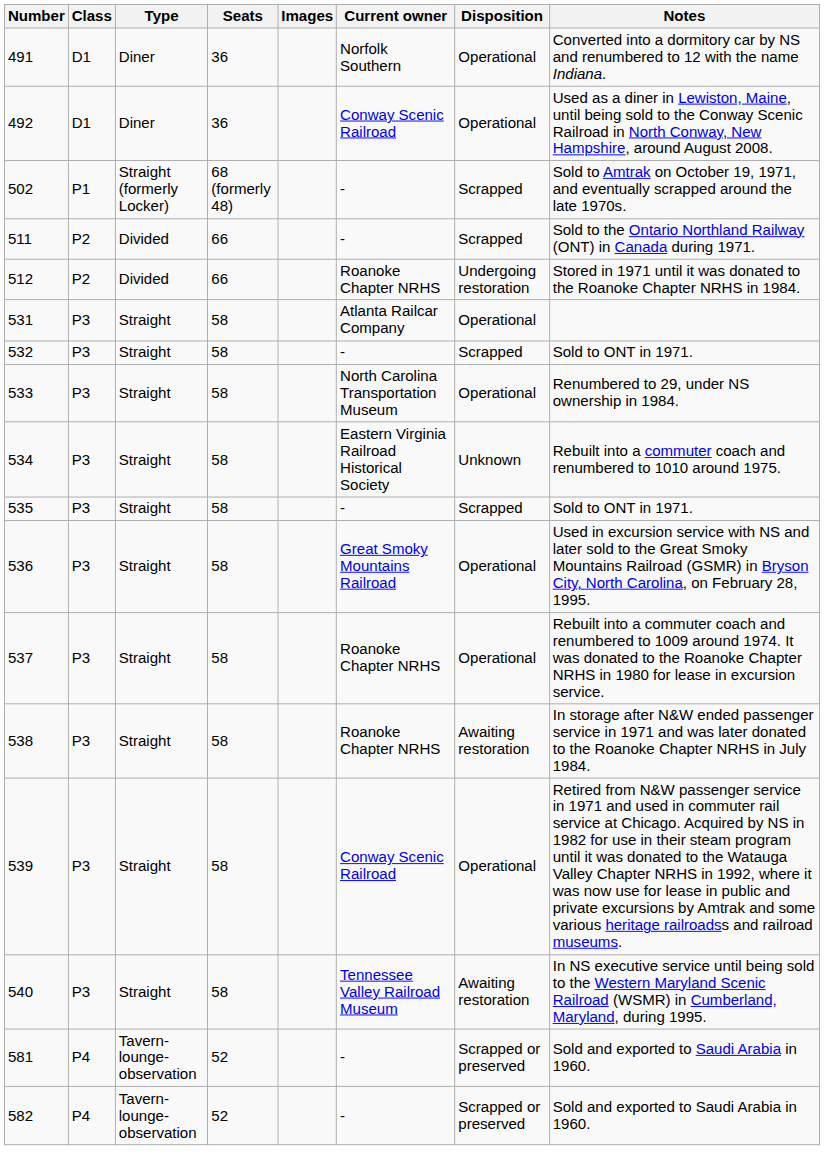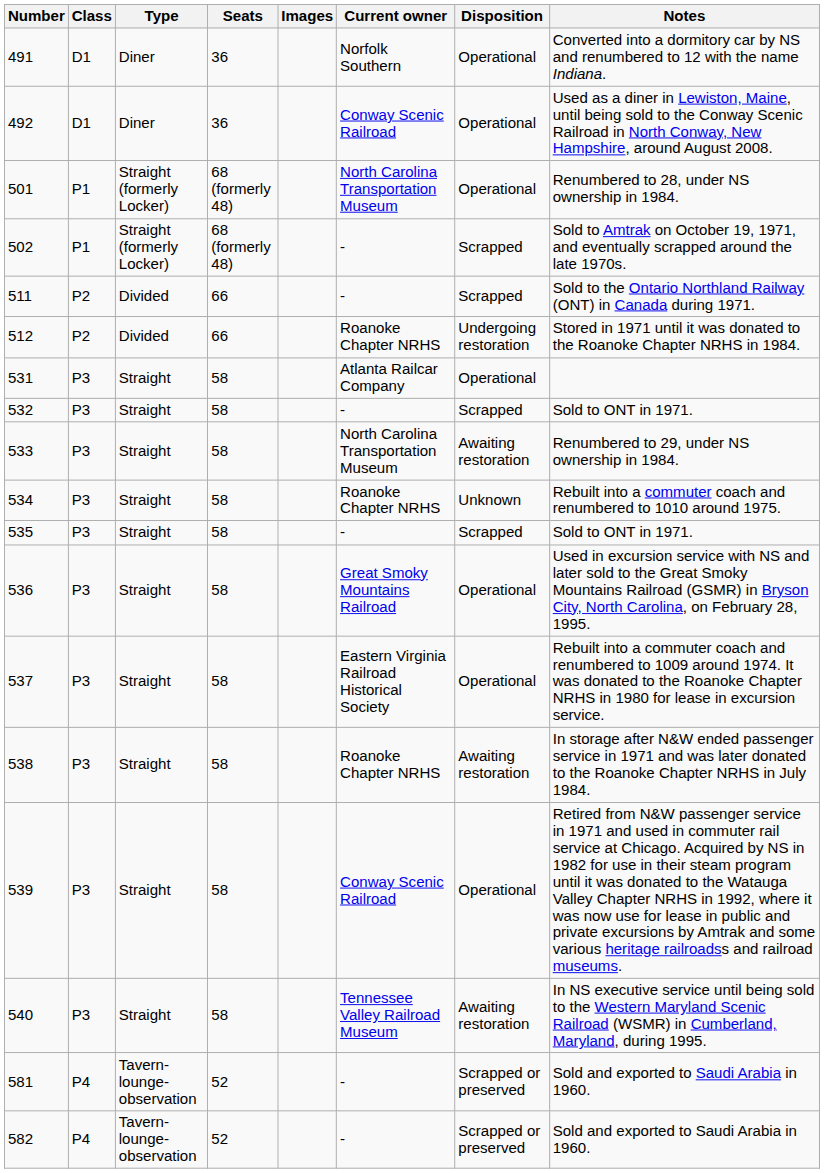+ row: (20, 189)
(497, 393) Operational -> (494, 451) Awaiting restoration
(393, 459) Eastern Virginia Railroad Historical Society -> (390, 500) Roanoke Chapter NRHS
(390, 657) Roanoke Chapter NRHS -> (393, 681) Eastern Virginia Railroad Historical Society
